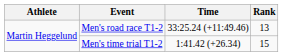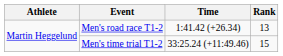(208, 28) 33:25.24 (+11:49.46) -> (208, 28) 1:41.42 (+26.34)
(208, 44) 1:41.42 (+26.34) -> (208, 44) 33:25.24 (+11:49.46)
